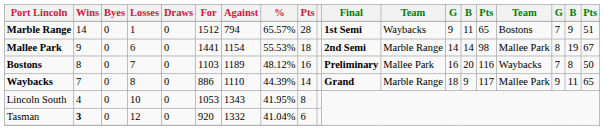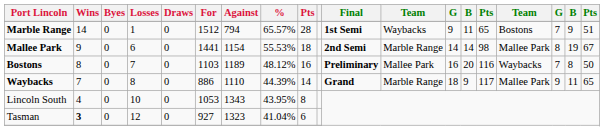(279, 99) 41.95% -> (279, 99) 43.95%
(206, 116) 920 -> (206, 116) 927
(234, 116) 1332 -> (234, 116) 1323
